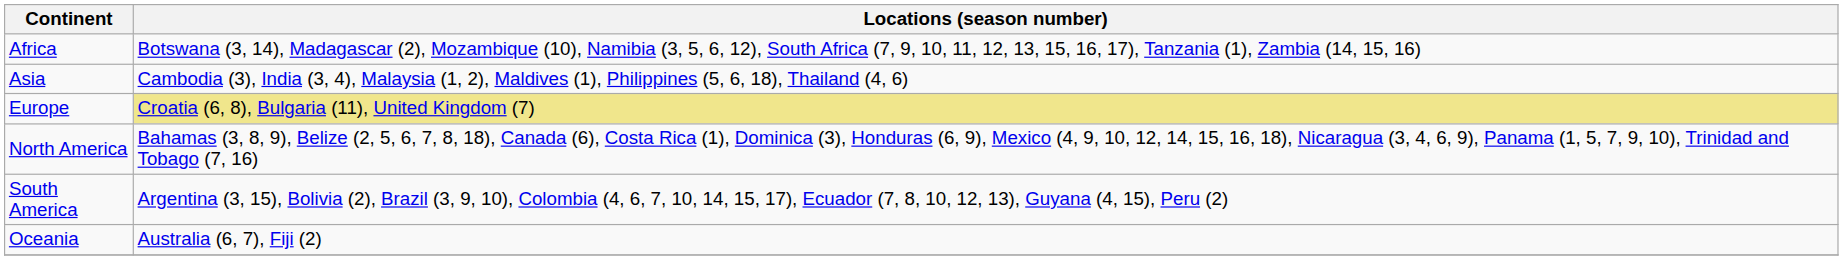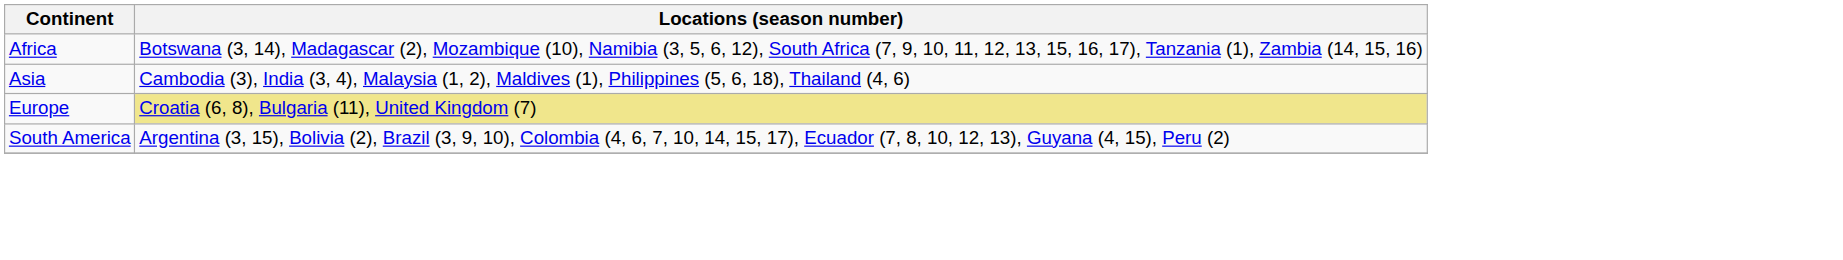- row: (68, 148)
- row: (44, 239)
